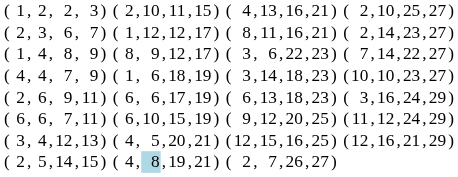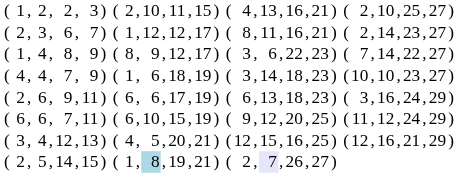(129, 161) 4 -> (129, 161) 1
(273, 161) no background -> (273, 161) lavender background
